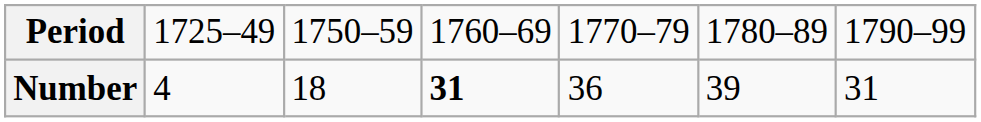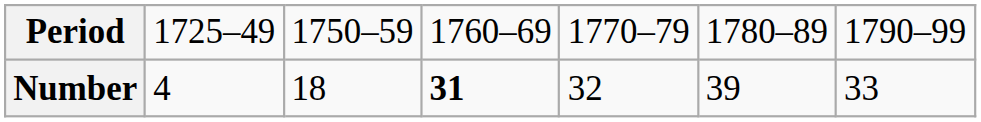(585, 87) 36 -> (585, 87) 32
(861, 87) 31 -> (861, 87) 33
